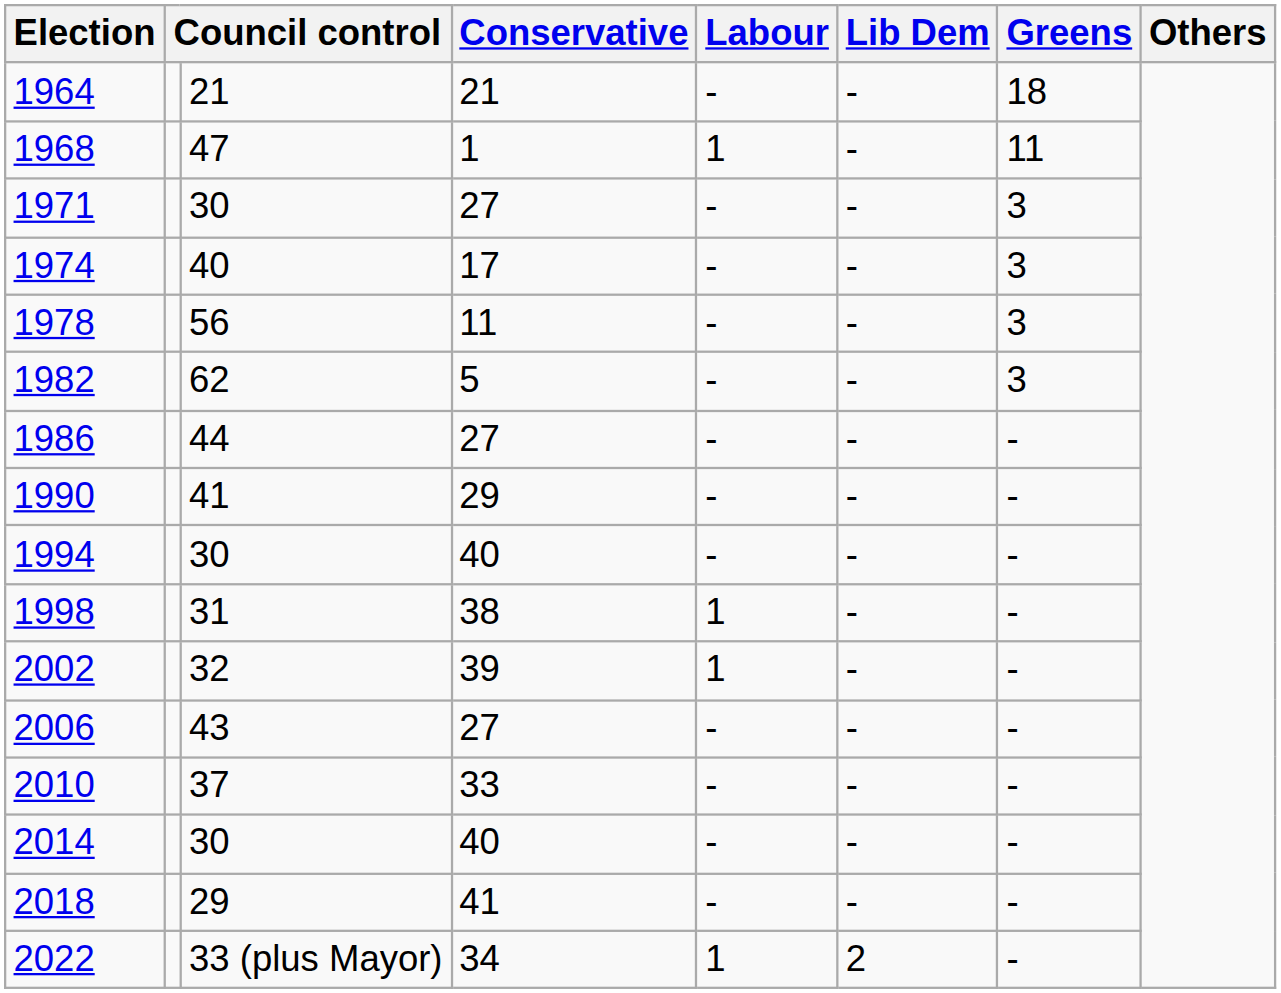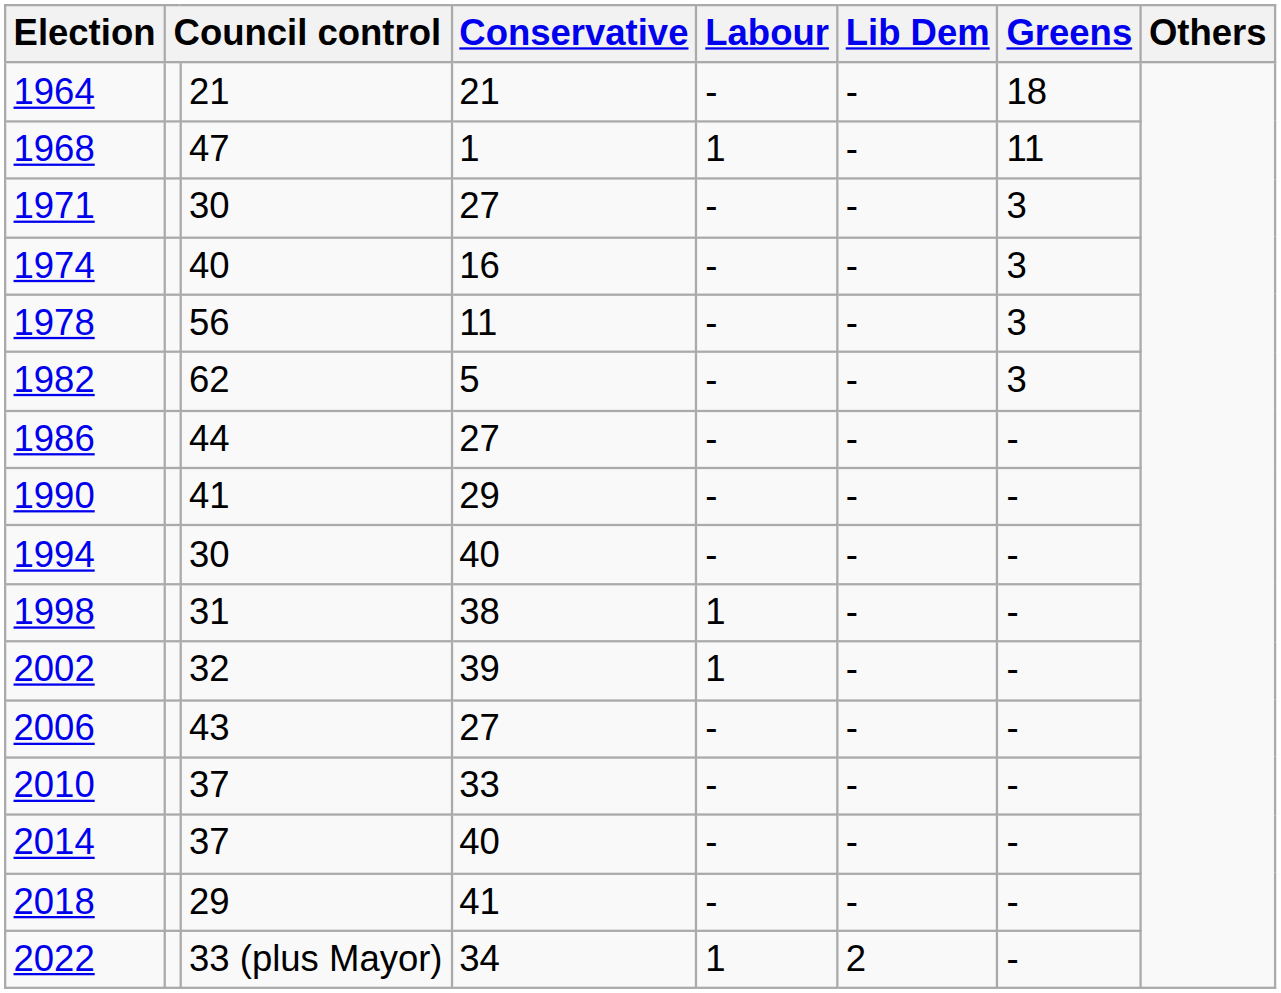(480, 264) 17 -> (480, 264) 16
(209, 843) 30 -> (209, 843) 37
